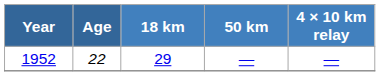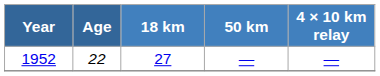(163, 59) 29 -> (163, 59) 27
